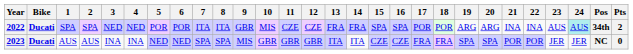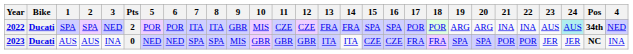columns swapped: (136, 12) <-> (620, 12)
